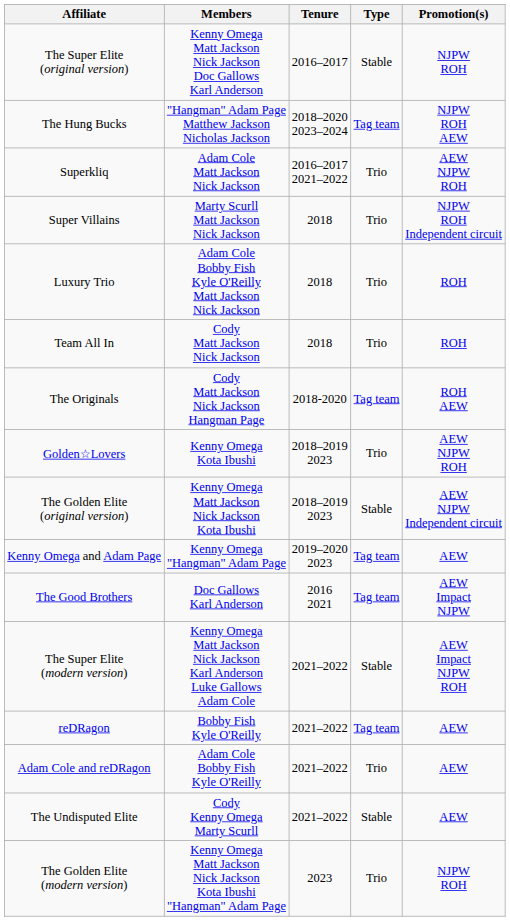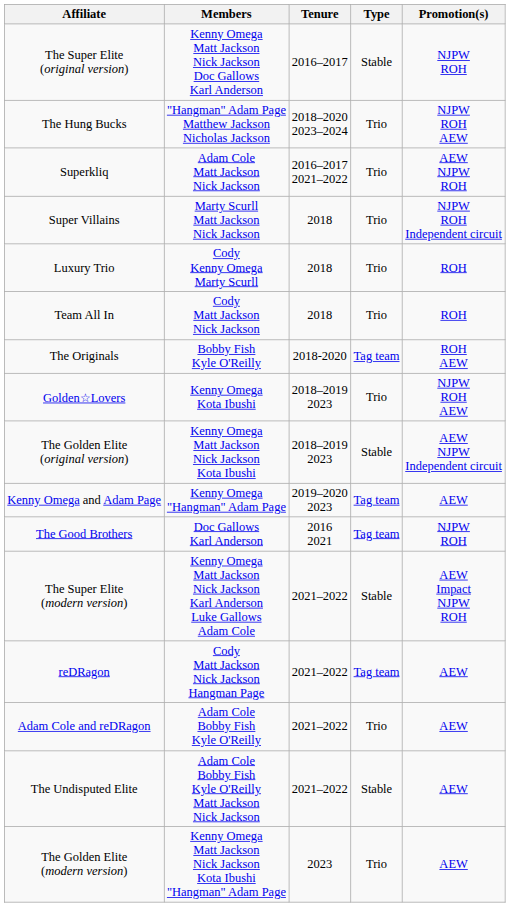(377, 124) Tag team -> (377, 124) Trio
(226, 281) Adam Cole Bobby Fish Kyle O'Reilly Matt Jackson Nick Jackson -> (226, 267) Cody Kenny Omega Marty Scurll
(226, 398) Cody Matt Jackson Nick Jackson Hangman Page -> (226, 356) Bobby Fish Kyle O'Reilly
(454, 453) AEW NJPW ROH -> (454, 397) NJPW ROH AEW
(454, 597) AEW Impact NJPW -> (454, 533) NJPW ROH
(226, 727) Bobby Fish Kyle O'Reilly -> (226, 671) Cody Matt Jackson Nick Jackson Hangman Page
(226, 816) Cody Kenny Omega Marty Scurll -> (226, 788) Adam Cole Bobby Fish Kyle O'Reilly Matt Jackson Nick Jackson
(454, 878) NJPW ROH -> (454, 864) AEW
